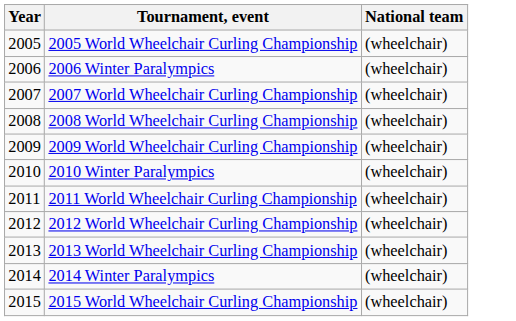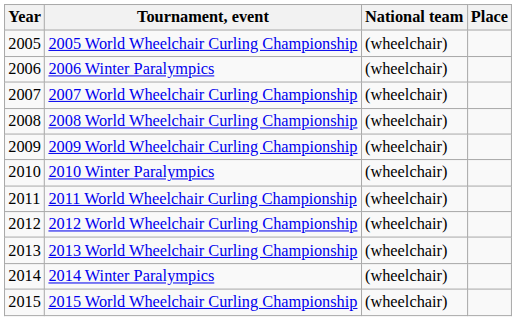+ column: (489, 17)
